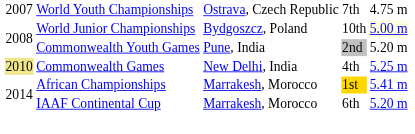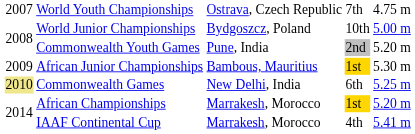(389, 28) lightyellow background -> (392, 28) no background
+ row: (120, 66)
(351, 66) 4th -> (354, 85) 6th
(389, 85) 5.41 m -> (392, 103) 5.20 m
(351, 103) 6th -> (354, 122) 4th
(389, 103) 5.20 m -> (392, 122) 5.41 m
